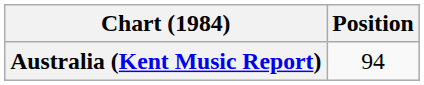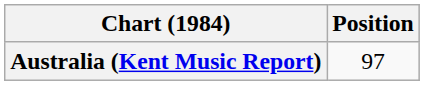(373, 60) 94 -> (373, 60) 97
